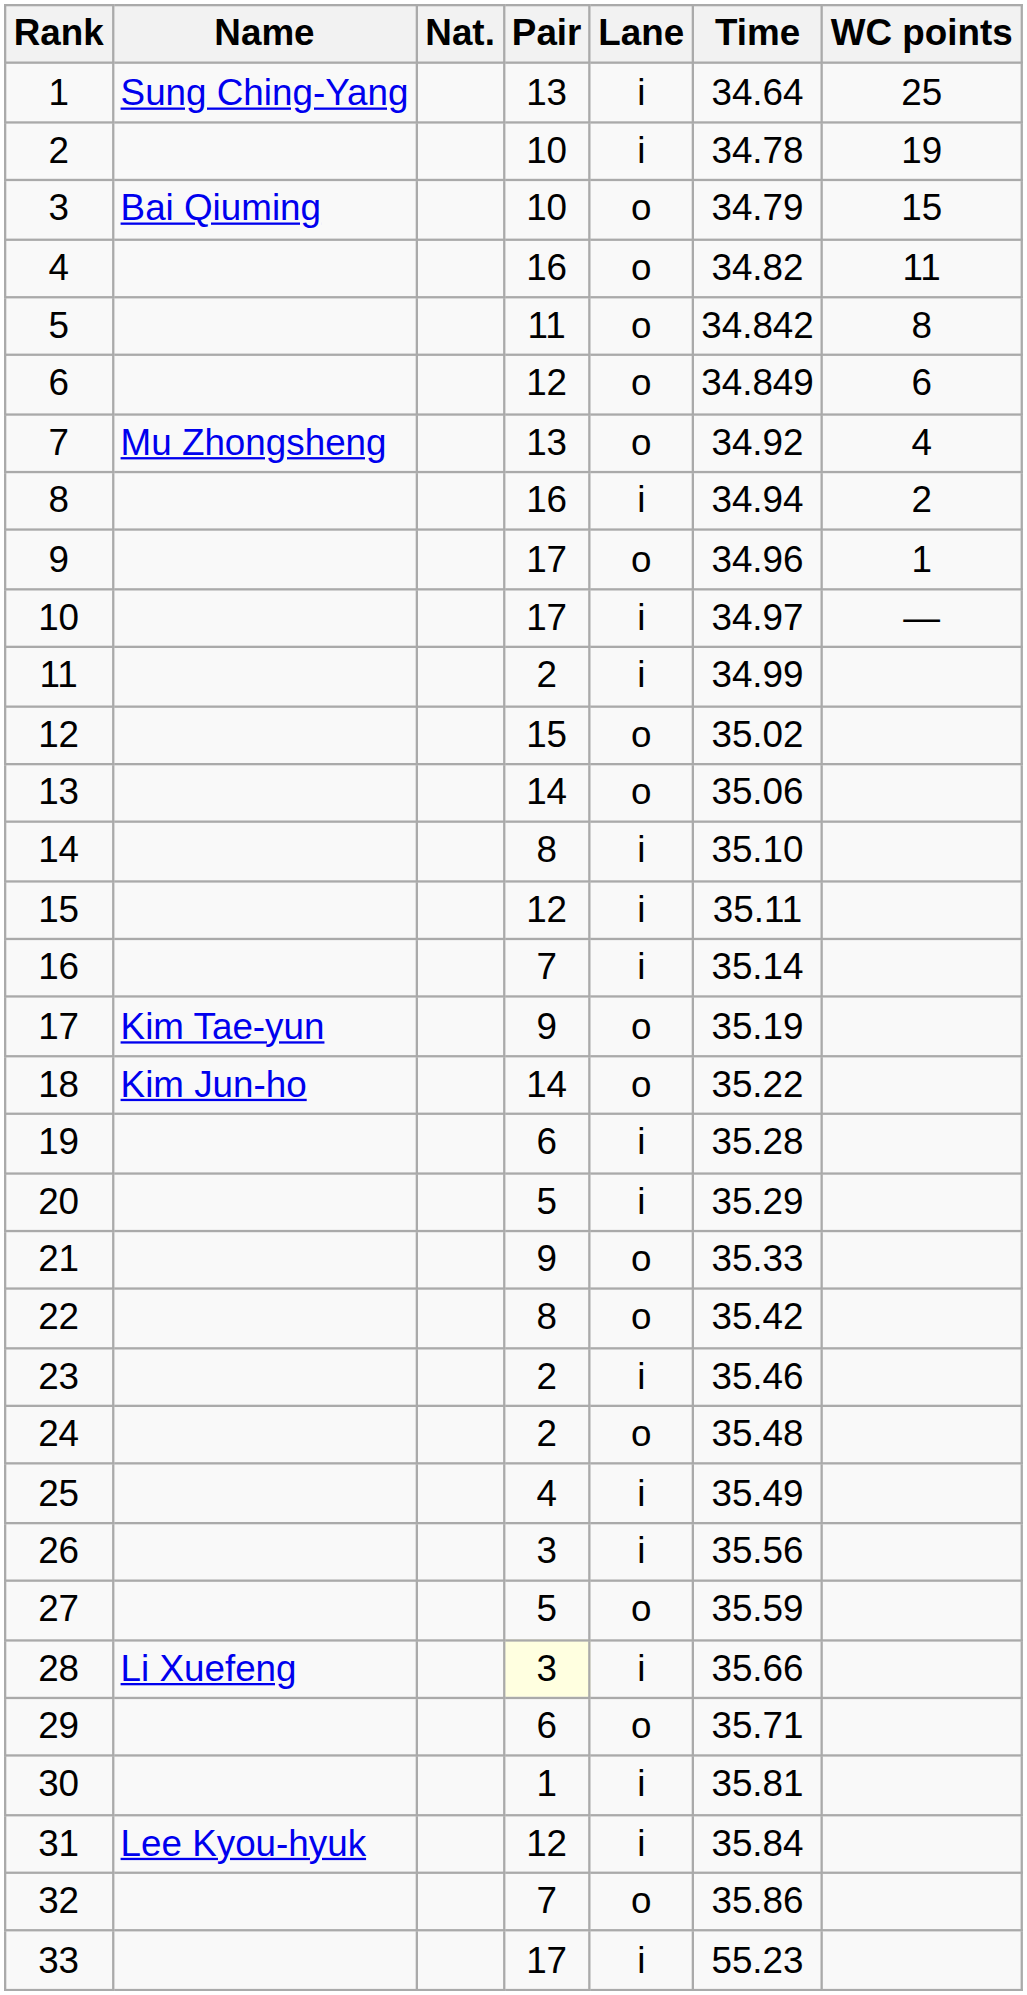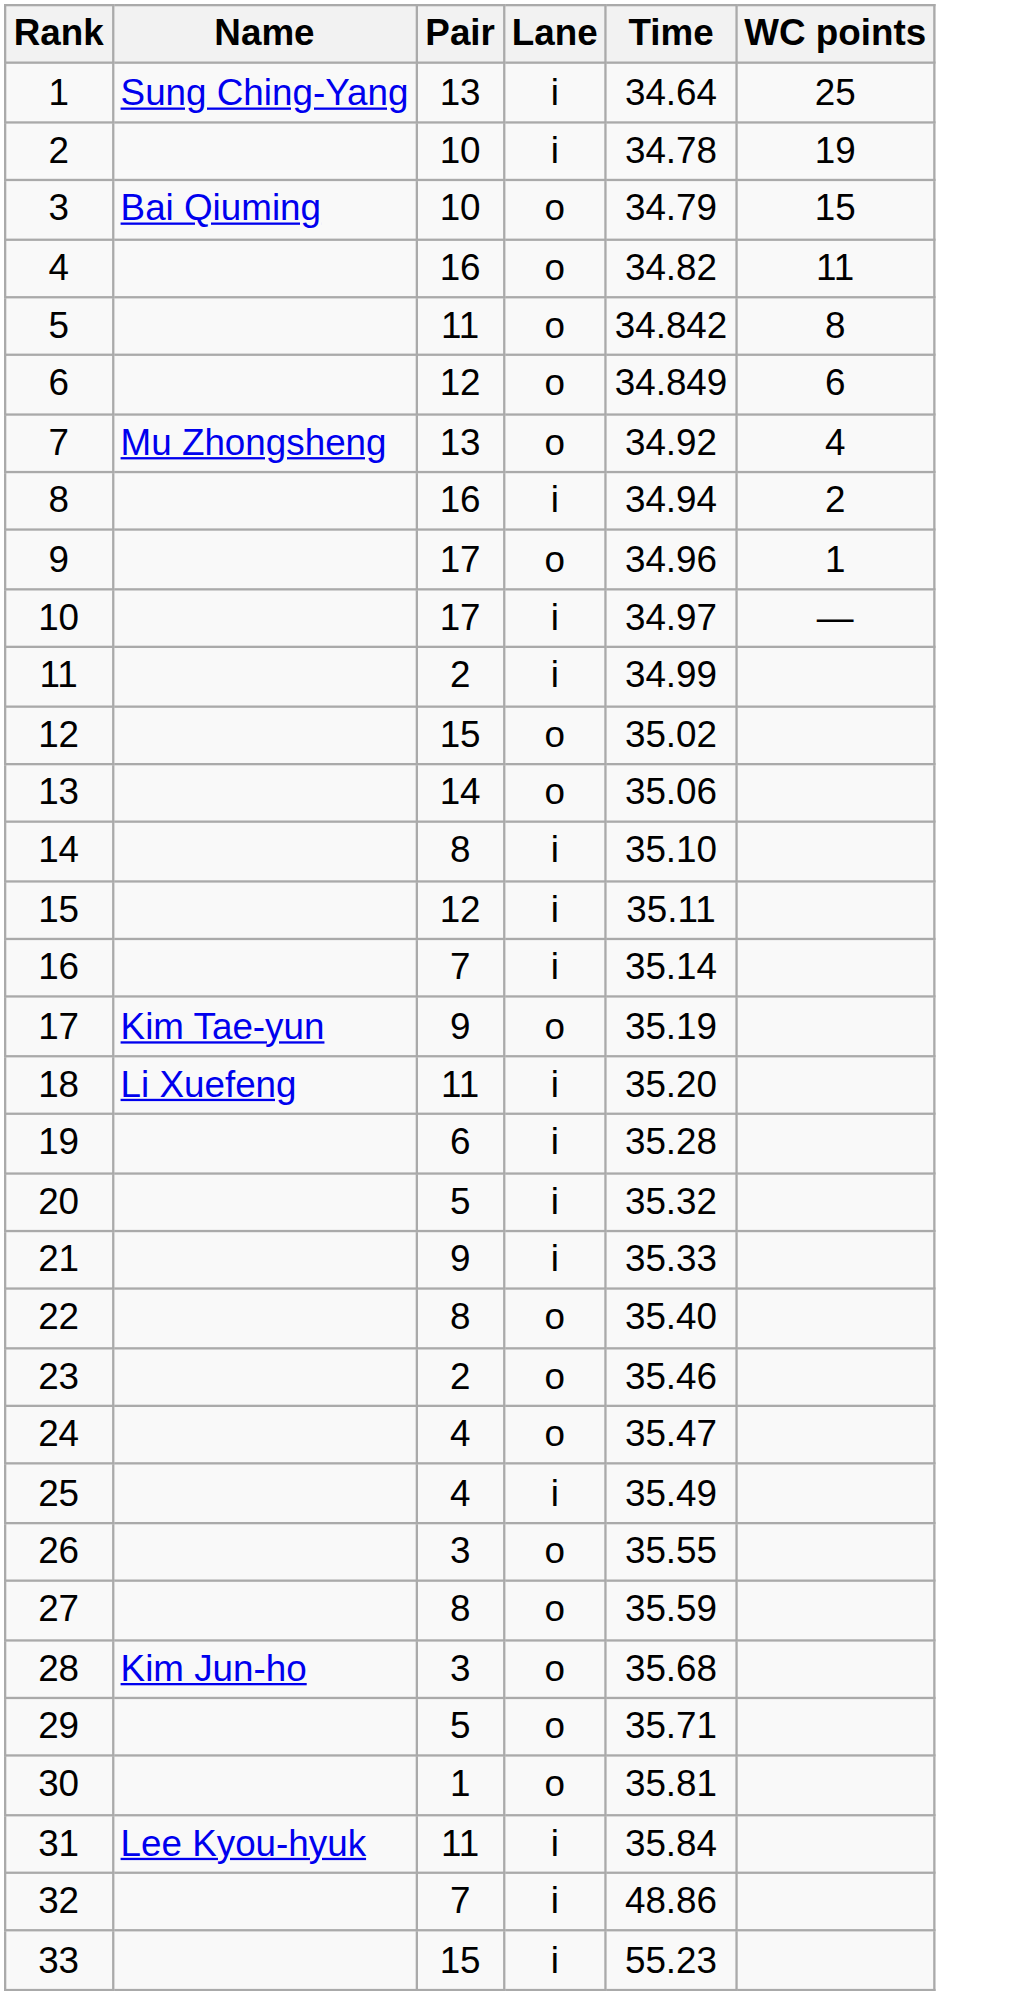- column: (460, 33)
(214, 1084) Kim Jun-ho -> (209, 1084) Li Xuefeng
(547, 1084) 14 -> (460, 1084) 11
(641, 1084) o -> (555, 1084) i
(757, 1084) 35.22 -> (671, 1084) 35.20
(757, 1200) 35.29 -> (671, 1200) 35.32
(641, 1259) o -> (555, 1259) i
(757, 1317) 35.42 -> (671, 1317) 35.40
(641, 1376) i -> (555, 1376) o
(547, 1434) 2 -> (460, 1434) 4
(757, 1434) 35.48 -> (671, 1434) 35.47
(641, 1551) i -> (555, 1551) o
(757, 1551) 35.56 -> (671, 1551) 35.55
(547, 1609) 5 -> (460, 1609) 8
(209, 1667) Li Xuefeng -> (214, 1667) Kim Jun-ho
(547, 1667) lightyellow background -> (460, 1667) no background
(641, 1667) i -> (555, 1667) o
(757, 1667) 35.66 -> (671, 1667) 35.68
(547, 1726) 6 -> (460, 1726) 5
(641, 1784) i -> (555, 1784) o
(547, 1842) 12 -> (460, 1842) 11
(641, 1901) o -> (555, 1901) i
(757, 1901) 35.86 -> (671, 1901) 48.86
(547, 1959) 17 -> (460, 1959) 15
